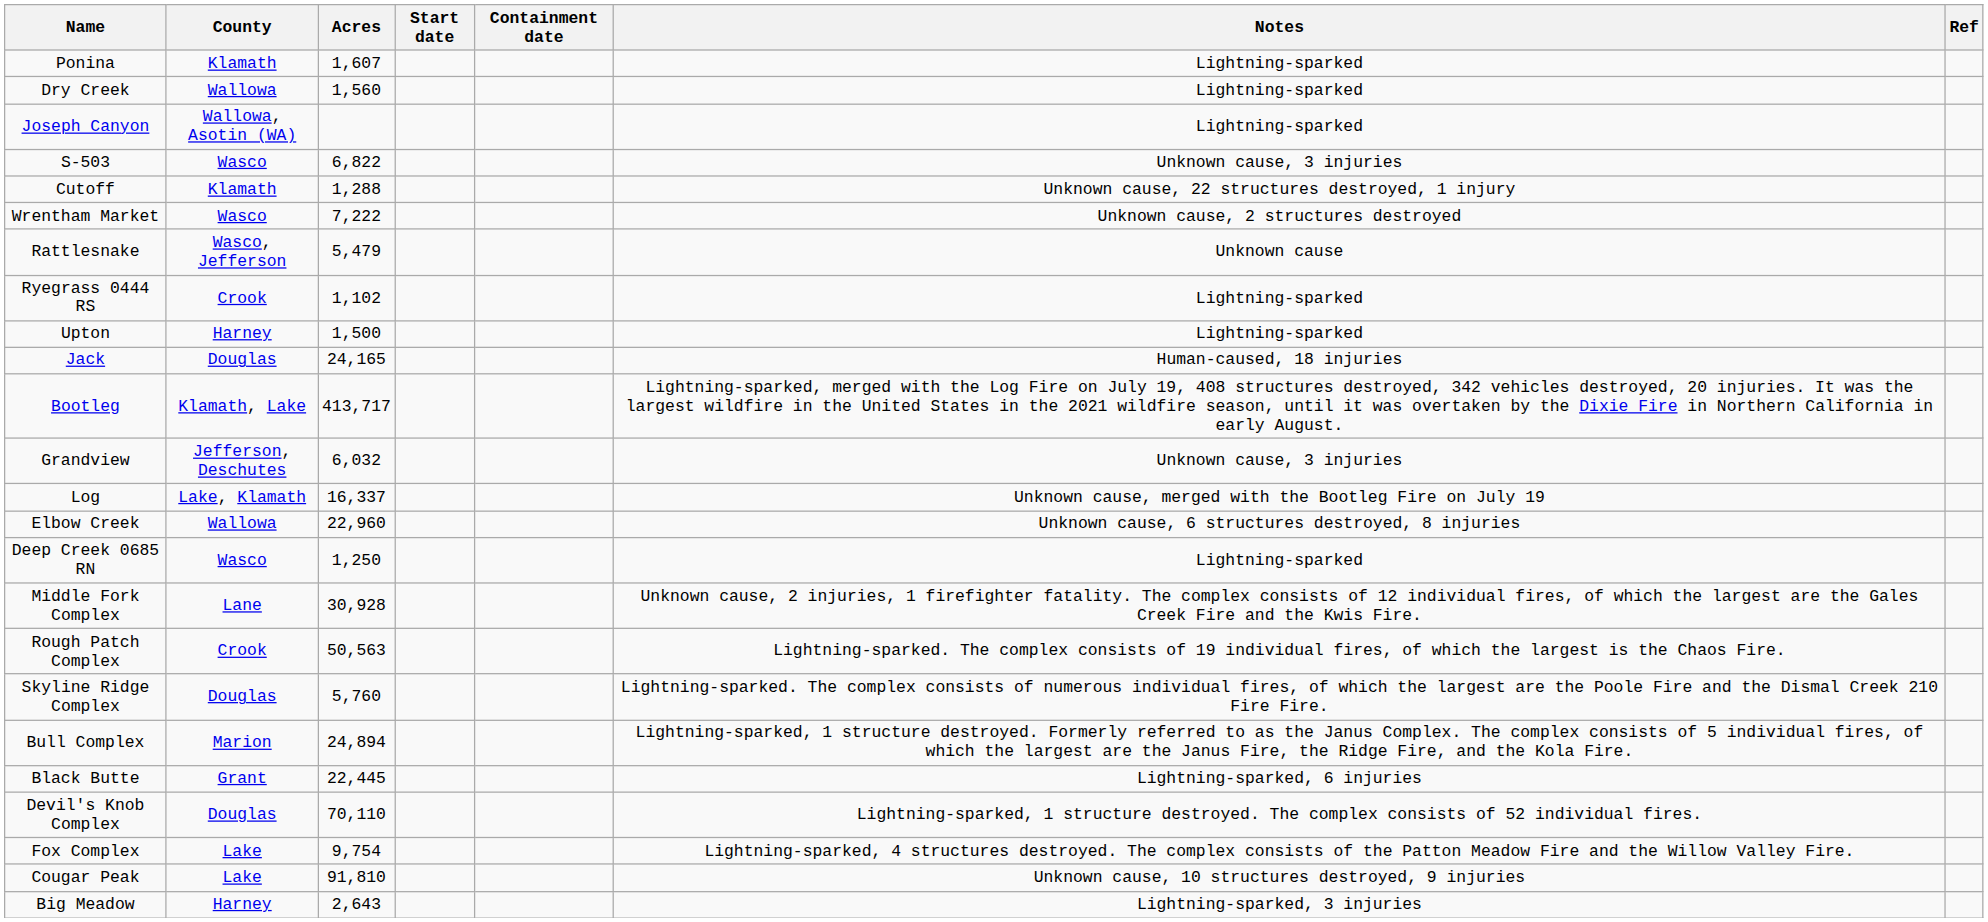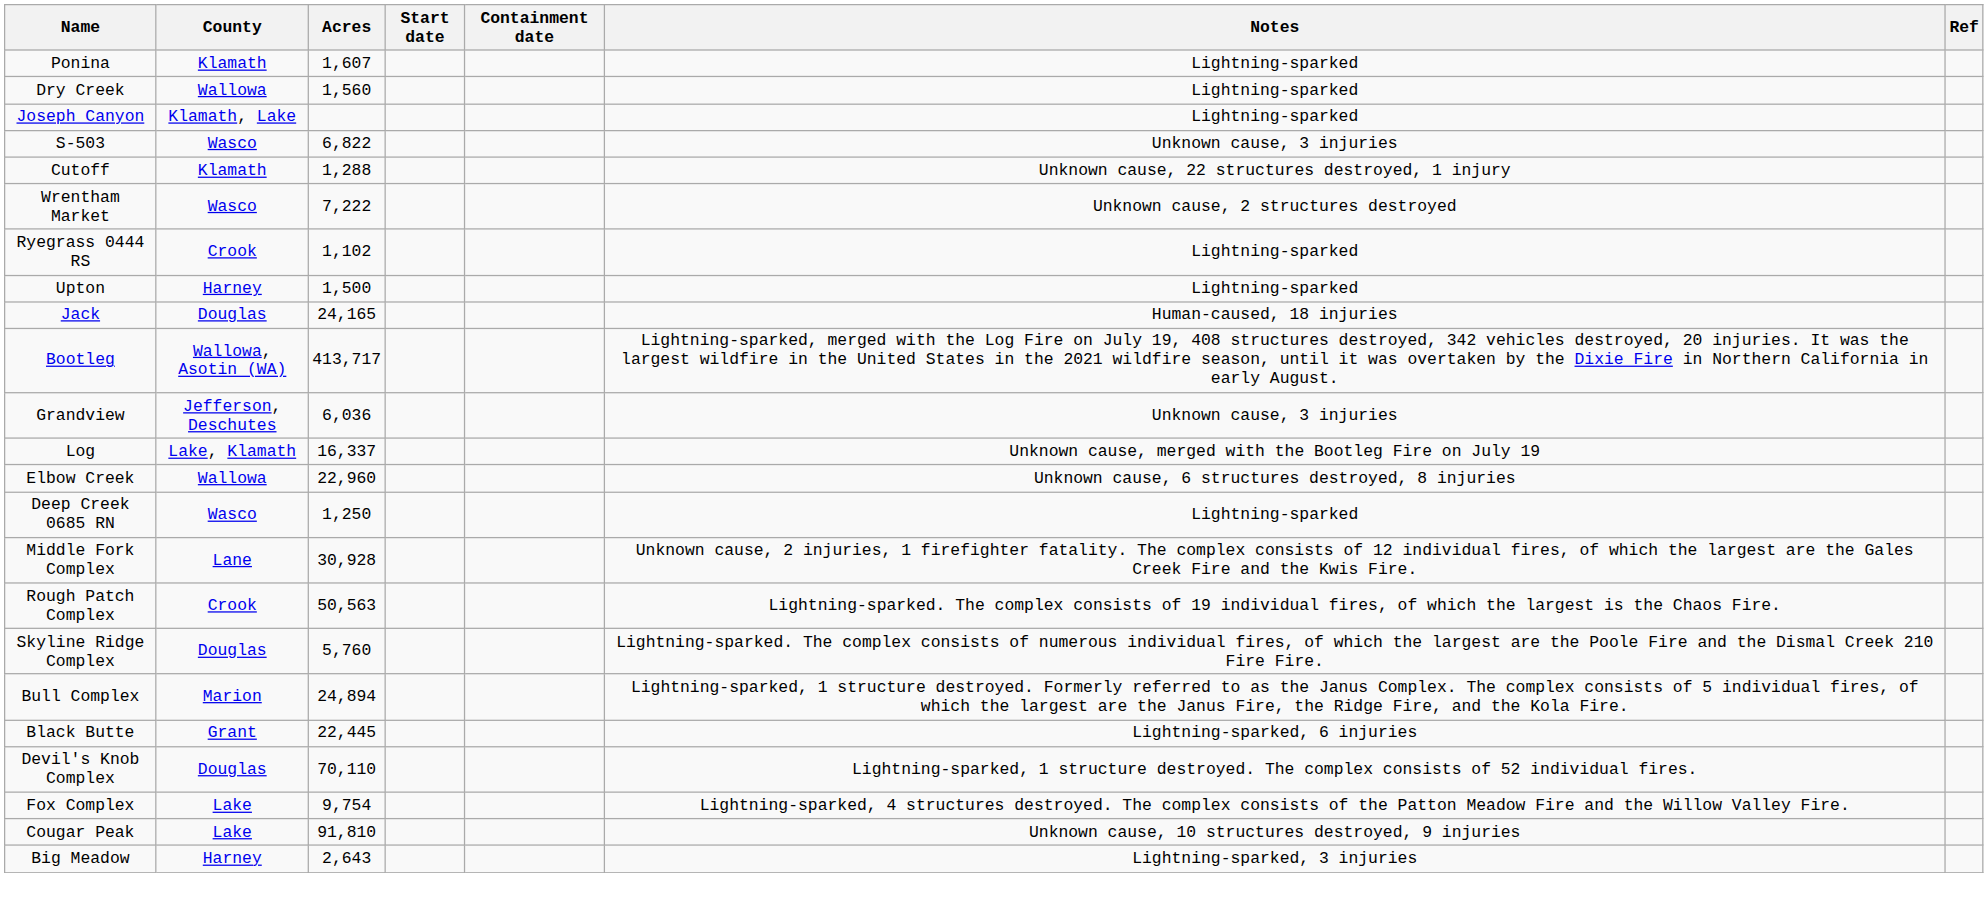(242, 126) Wallowa, Asotin (WA) -> (232, 117) Klamath, Lake
- row: (85, 252)
(242, 406) Klamath, Lake -> (232, 361) Wallowa, Asotin (WA)
(356, 461) 6,032 -> (347, 416) 6,036
